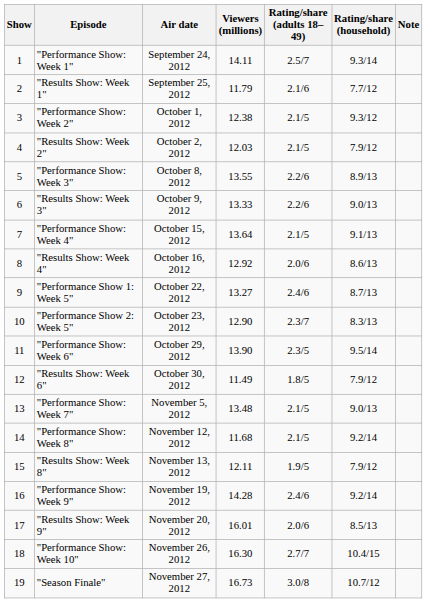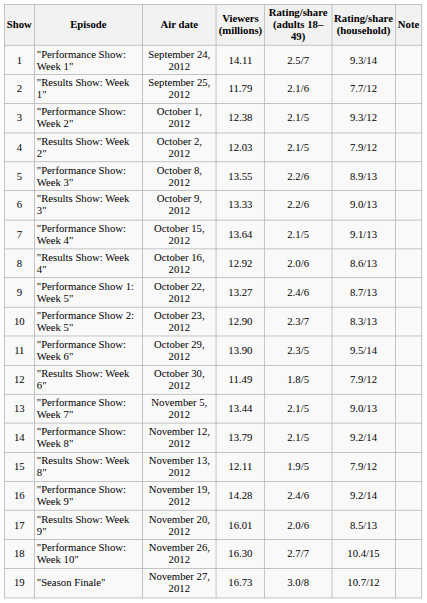(240, 408) 13.48 -> (240, 408) 13.44
(240, 437) 11.68 -> (240, 437) 13.79
